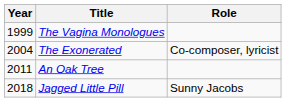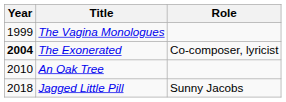(20, 50) normal -> (20, 50) bold
(20, 69) 2011 -> (20, 69) 2010
